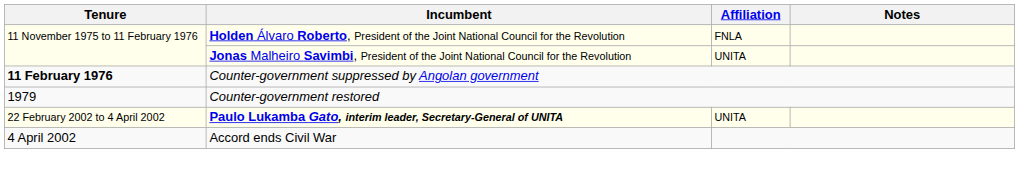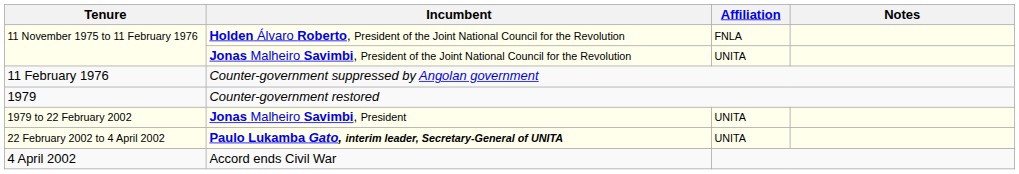(60, 76) bold -> (58, 76) normal
+ row: (308, 117)
